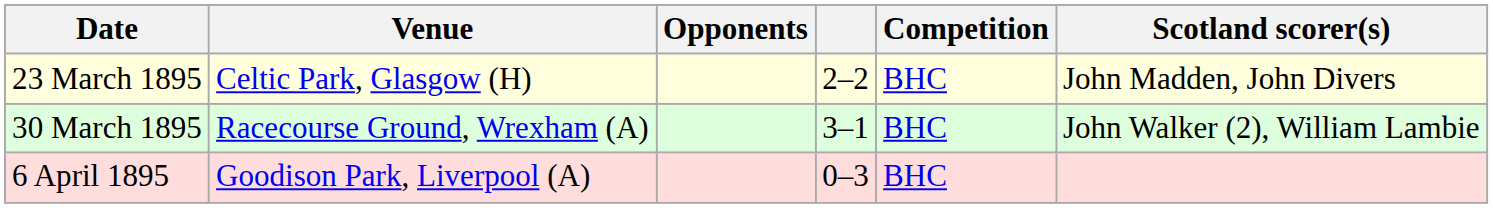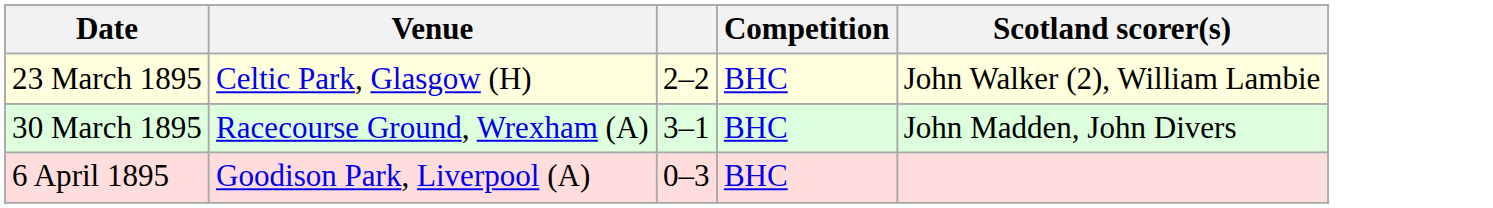- column: (735, 29)
(1229, 78) John Madden, John Divers -> (1112, 78) John Walker (2), William Lambie
(1271, 127) John Walker (2), William Lambie -> (1070, 127) John Madden, John Divers
